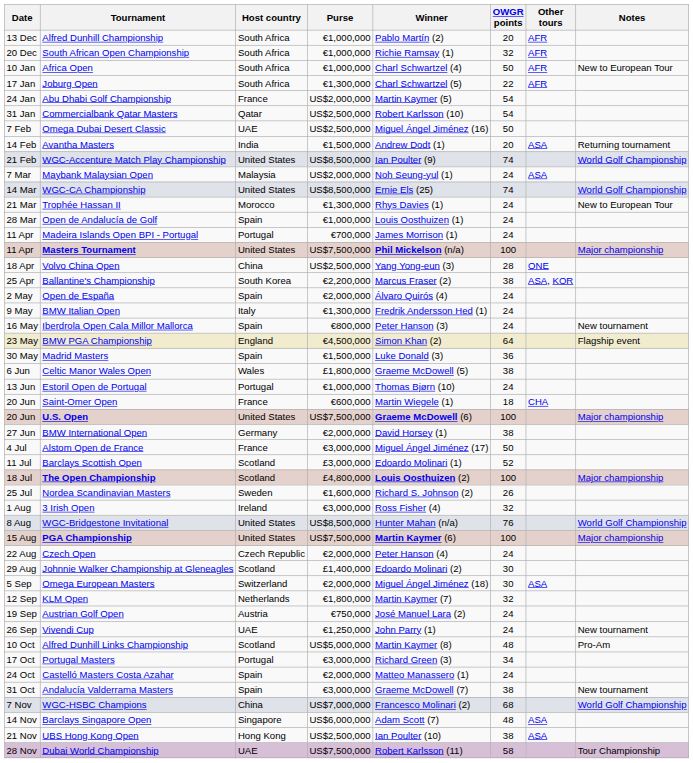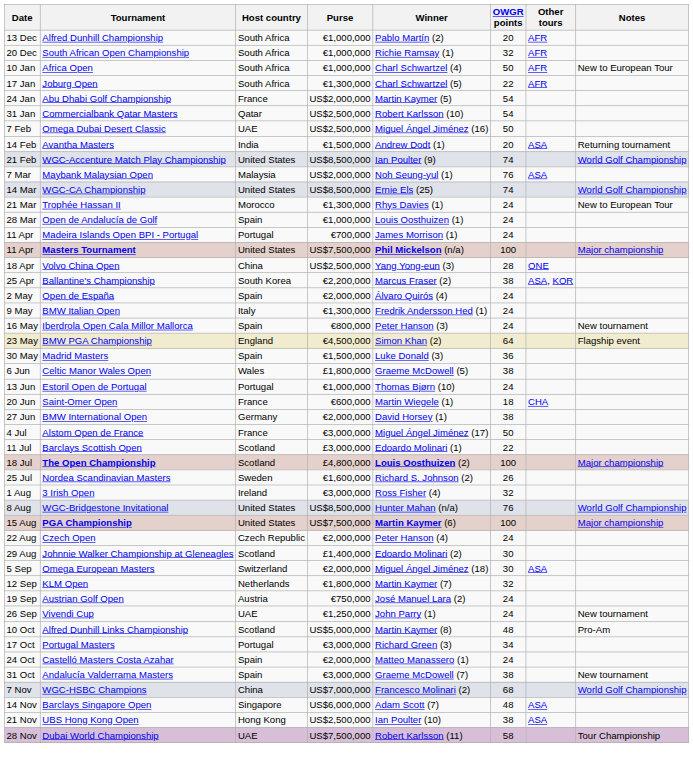(508, 174) 24 -> (508, 174) 76
- row: (65, 417)
(508, 462) 52 -> (508, 447) 22
